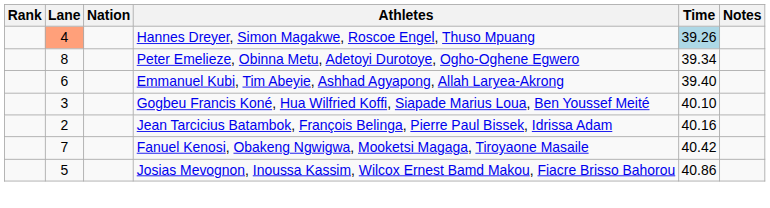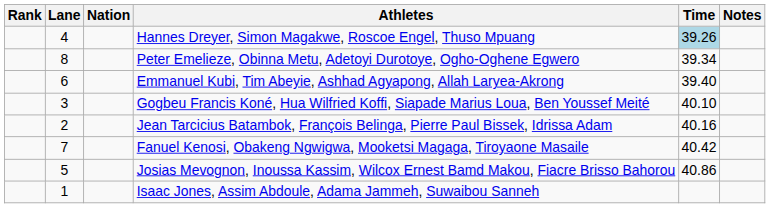(64, 37) lightsalmon background -> (64, 37) no background
+ row: (338, 192)
